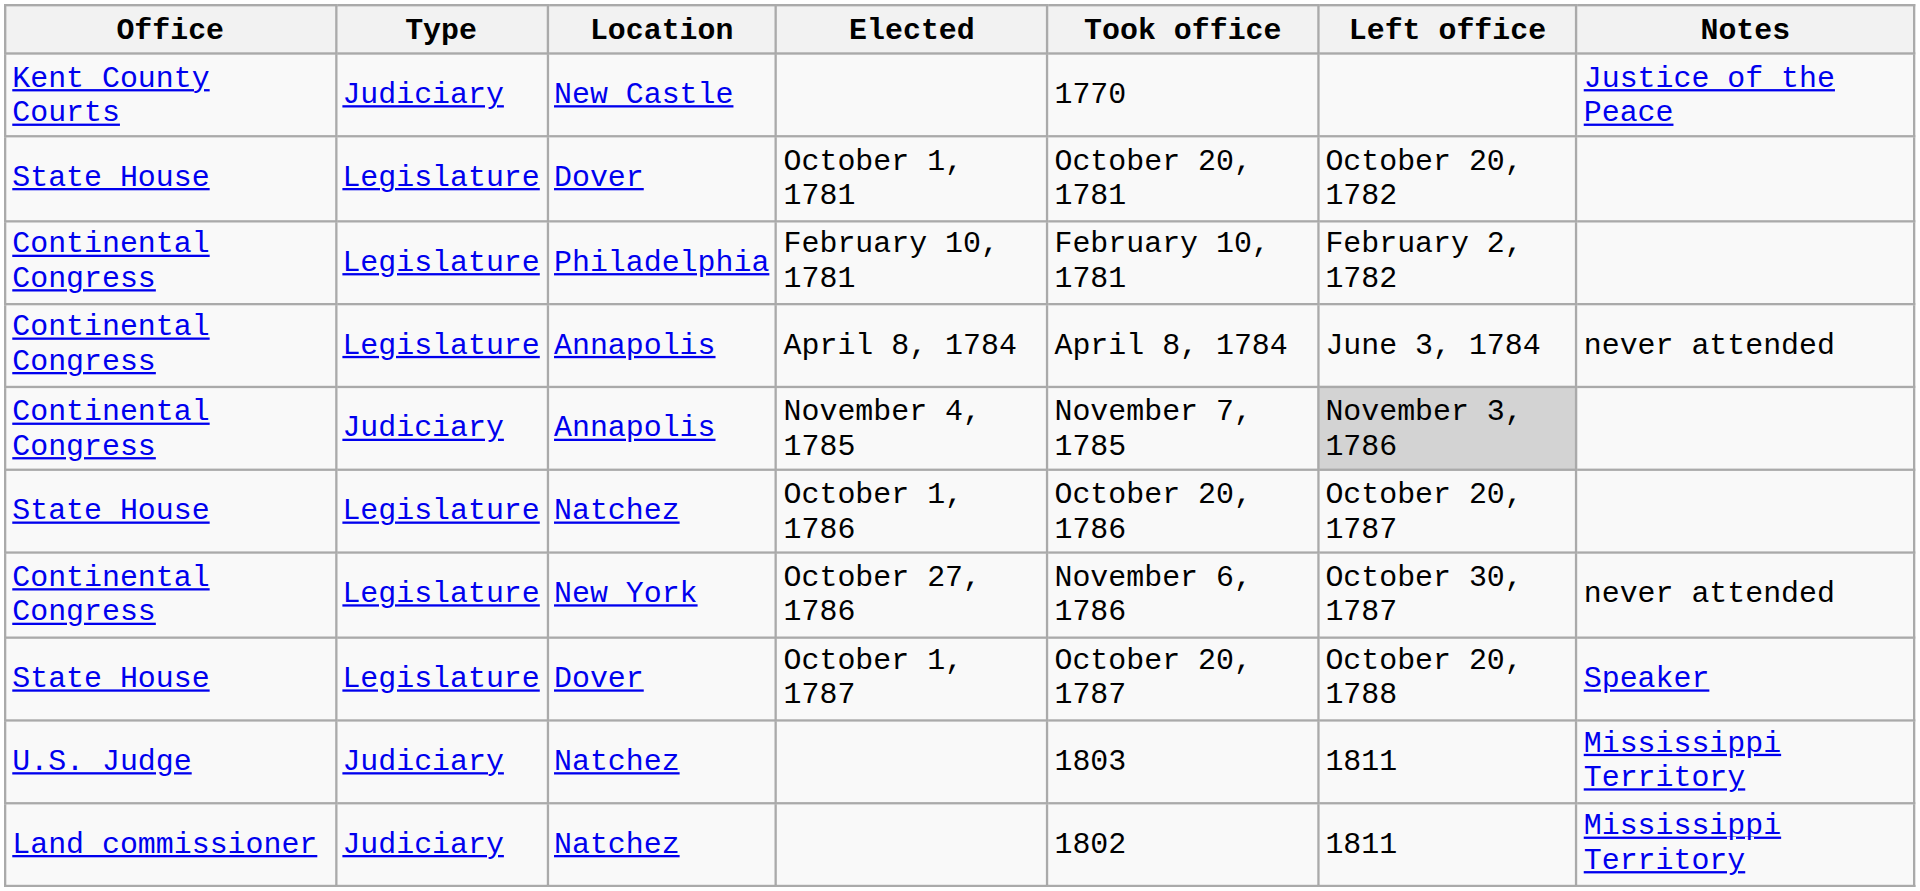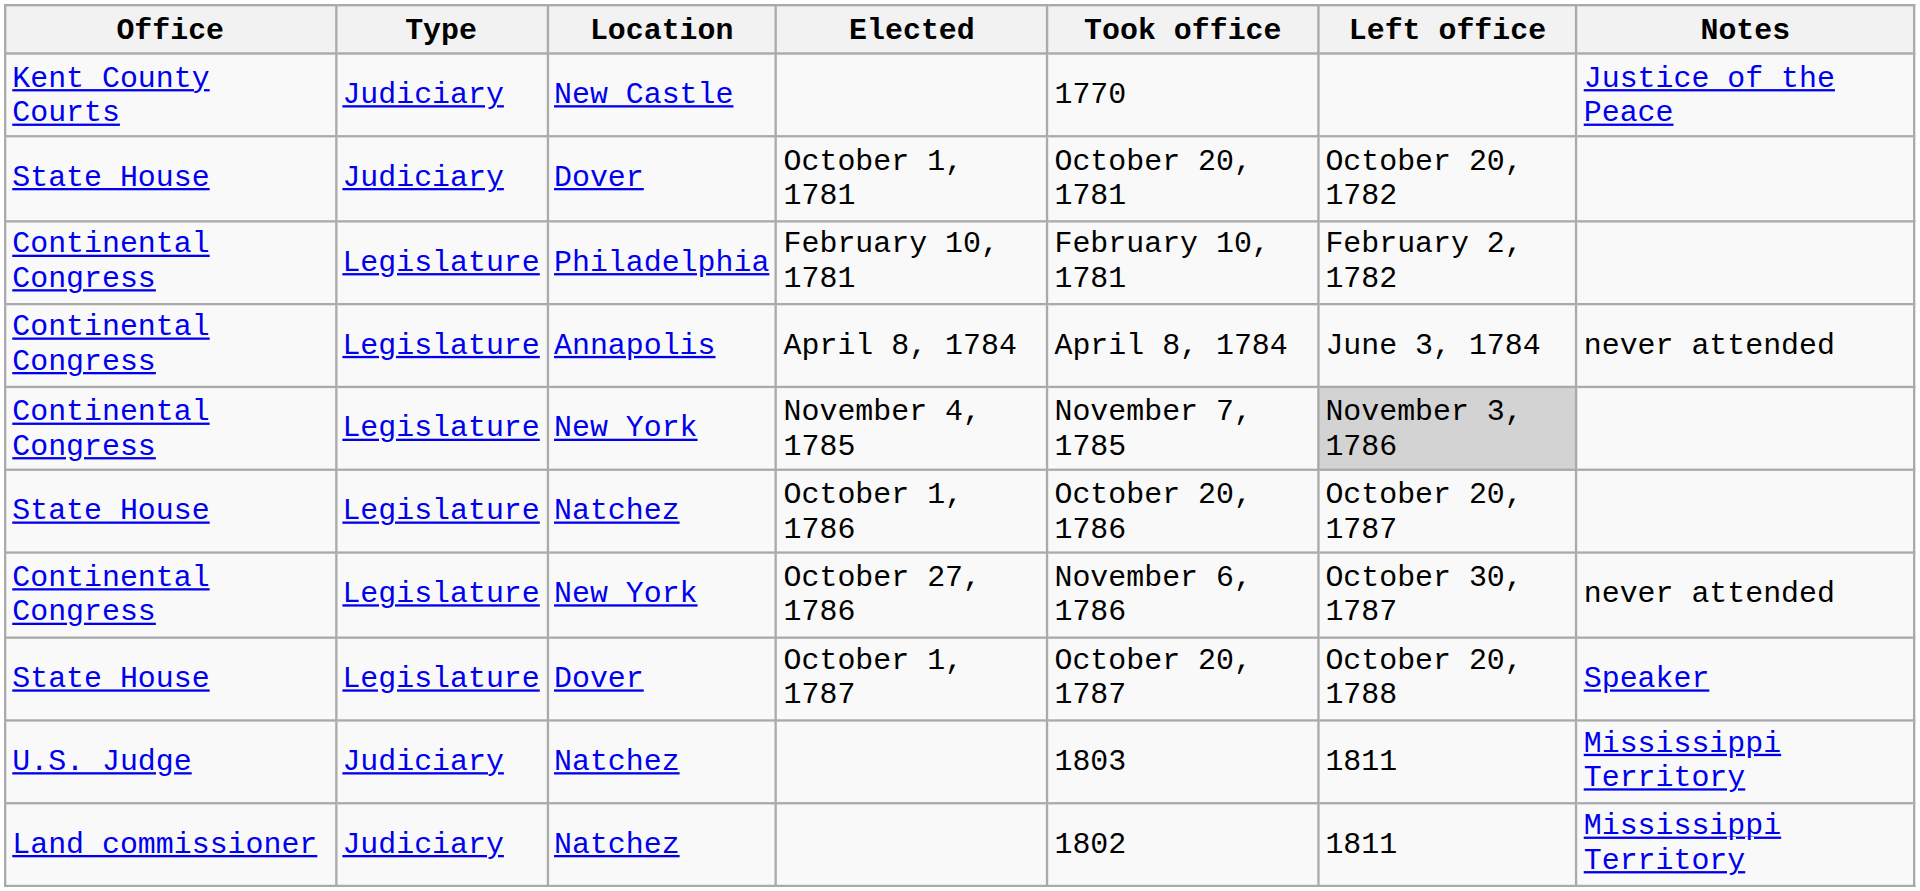(441, 179) Legislature -> (423, 179) Judiciary
(423, 428) Judiciary -> (441, 428) Legislature
(635, 428) Annapolis -> (626, 428) New York
